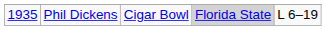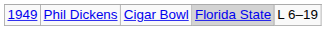(22, 15) 1935 -> (22, 15) 1949
